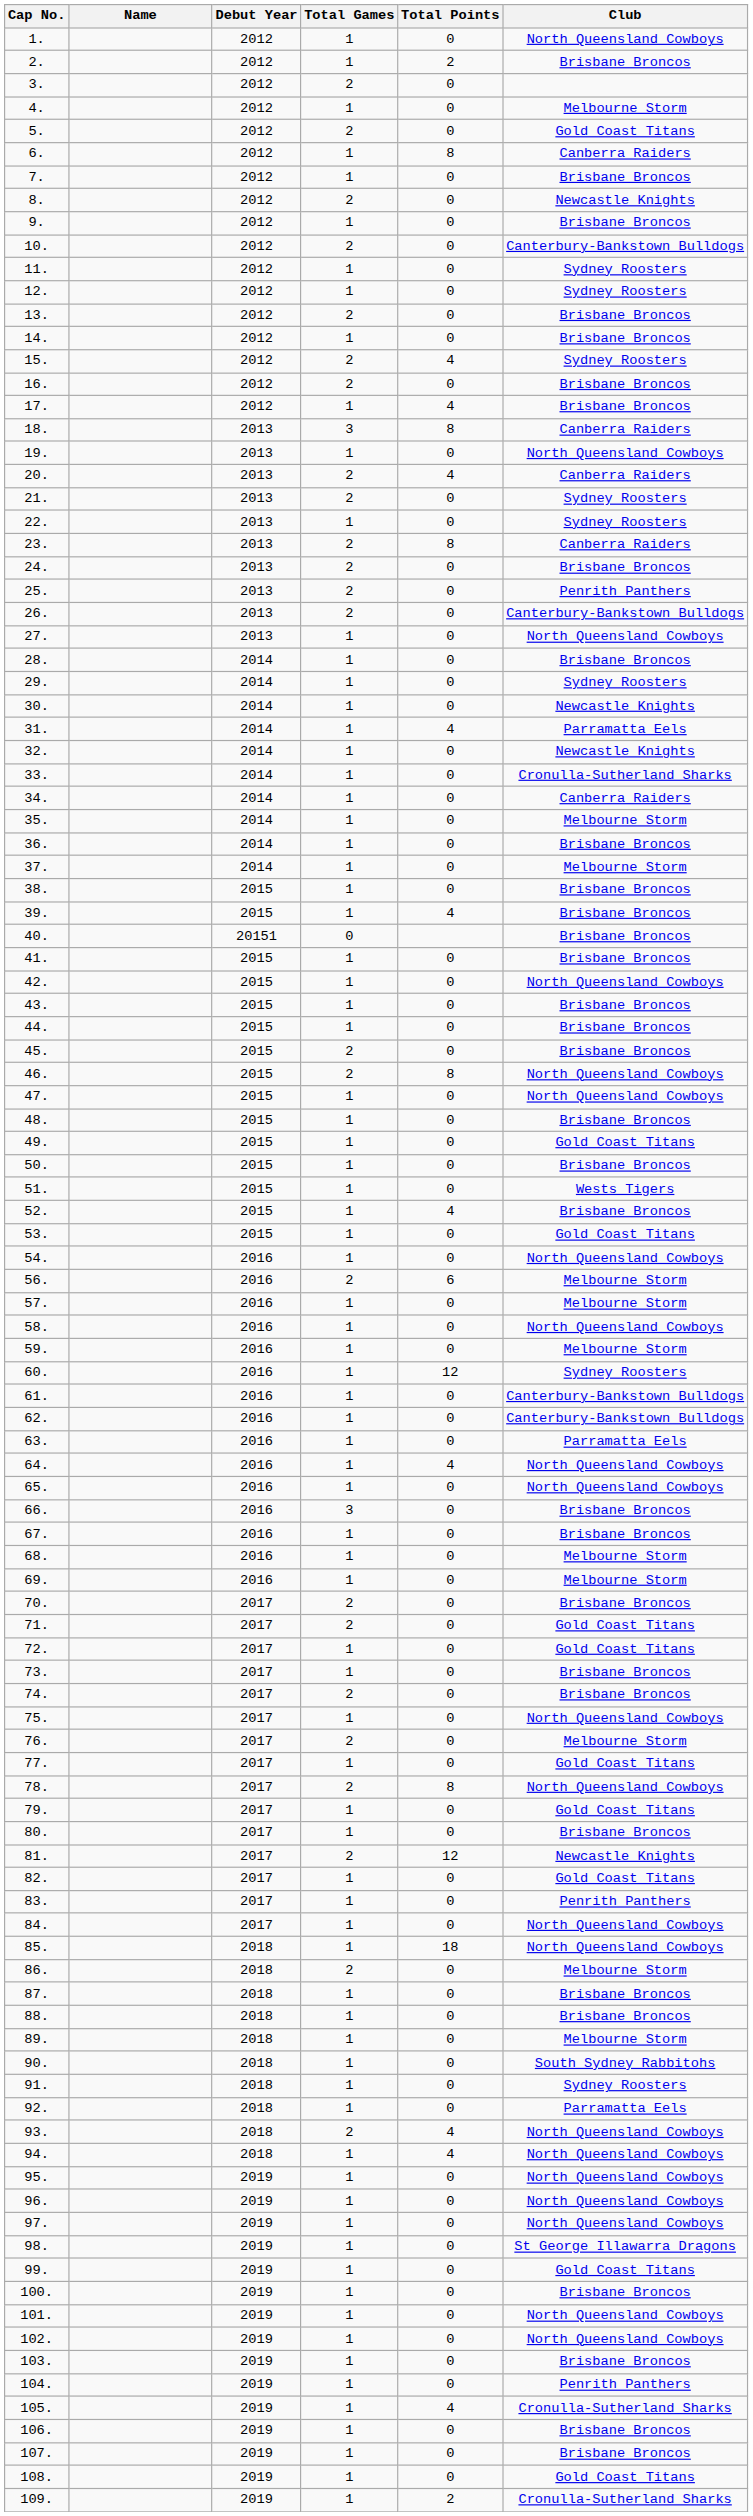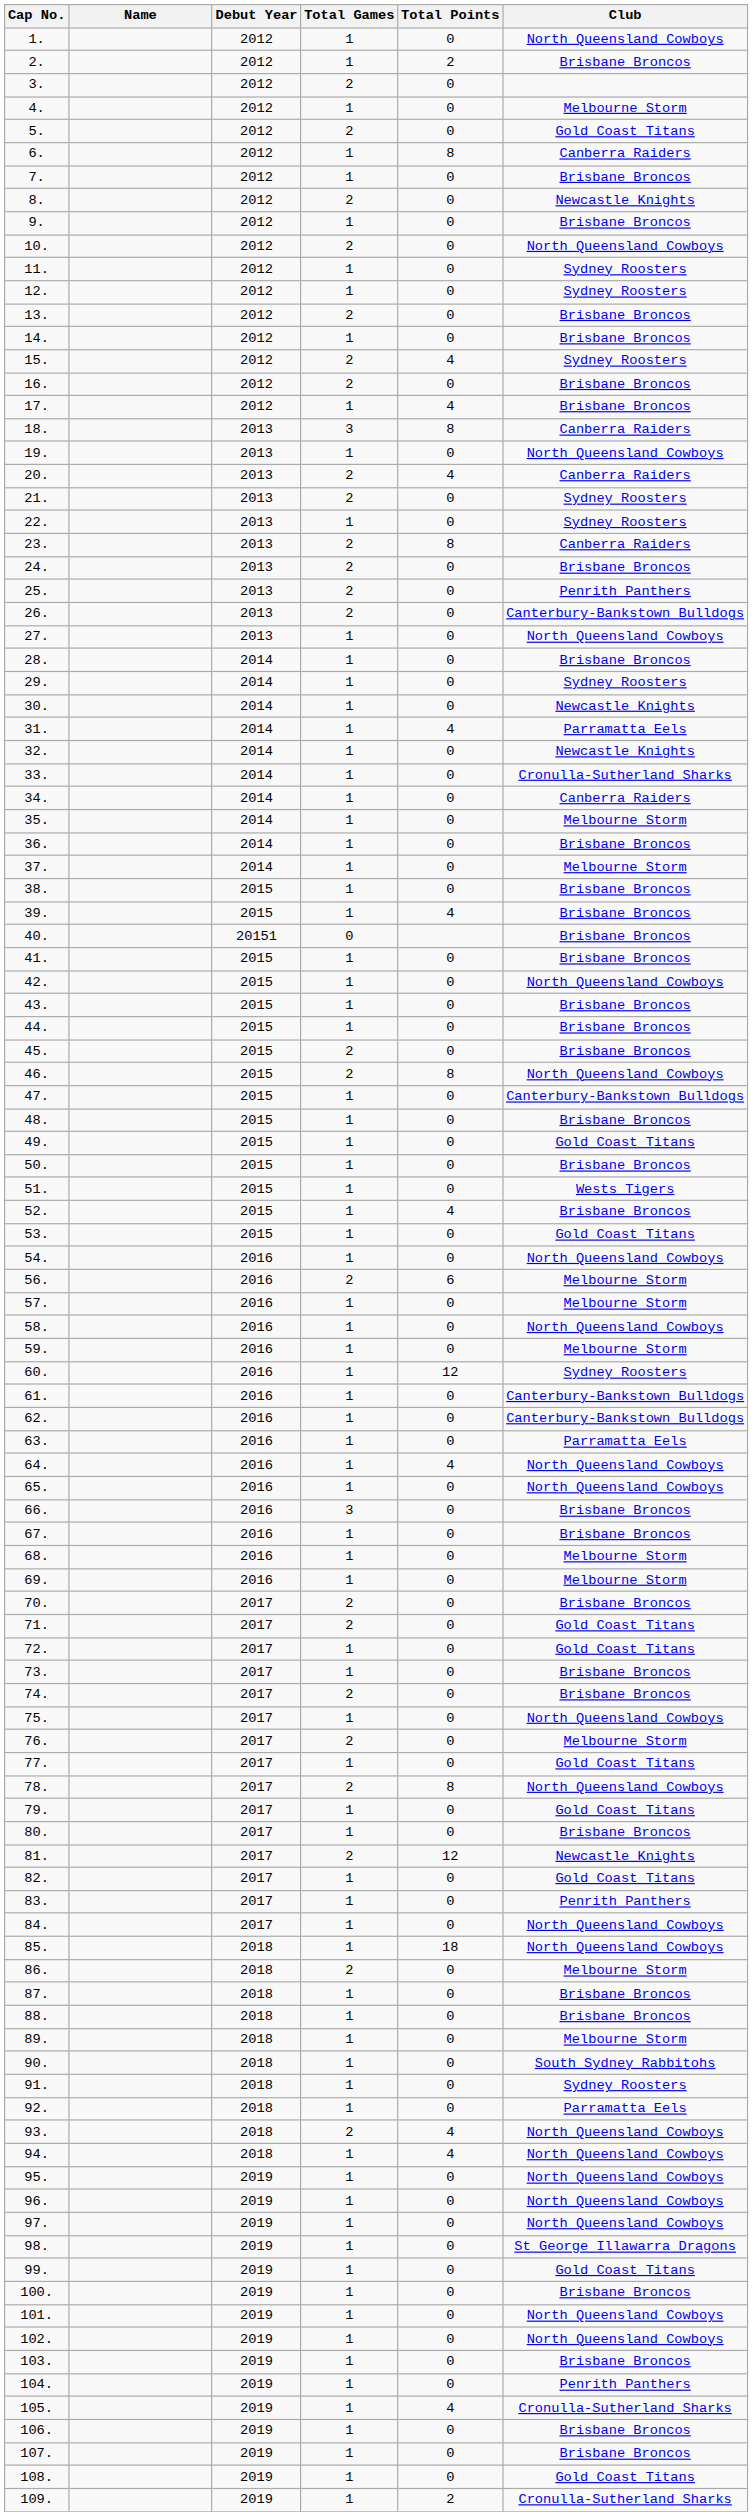(625, 246) Canterbury-Bankstown Bulldogs -> (625, 246) North Queensland Cowboys
(625, 1097) North Queensland Cowboys -> (625, 1097) Canterbury-Bankstown Bulldogs
